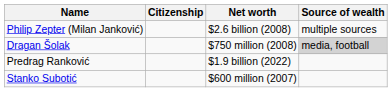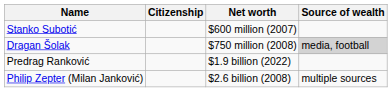rows swapped: (75, 29) <-> (42, 78)
